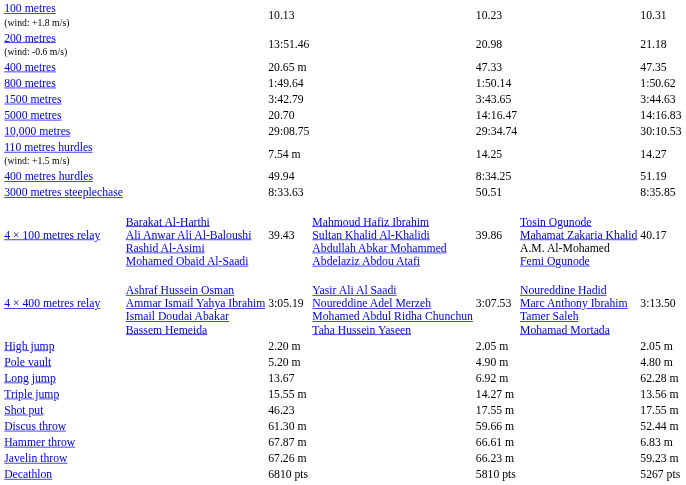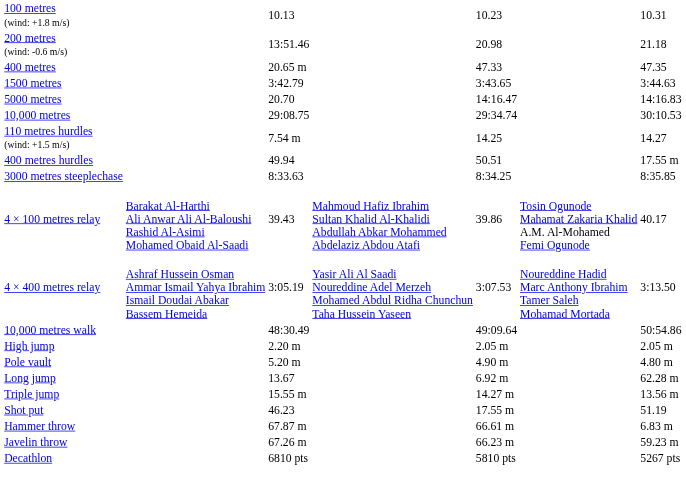- row: (30, 83)
(494, 176) 8:34.25 -> (489, 160) 50.51
(653, 176) 51.19 -> (659, 160) 17.55 m
(489, 192) 50.51 -> (494, 176) 8:34.25
+ row: (50, 330)
(659, 410) 17.55 m -> (653, 410) 51.19
- row: (35, 426)
